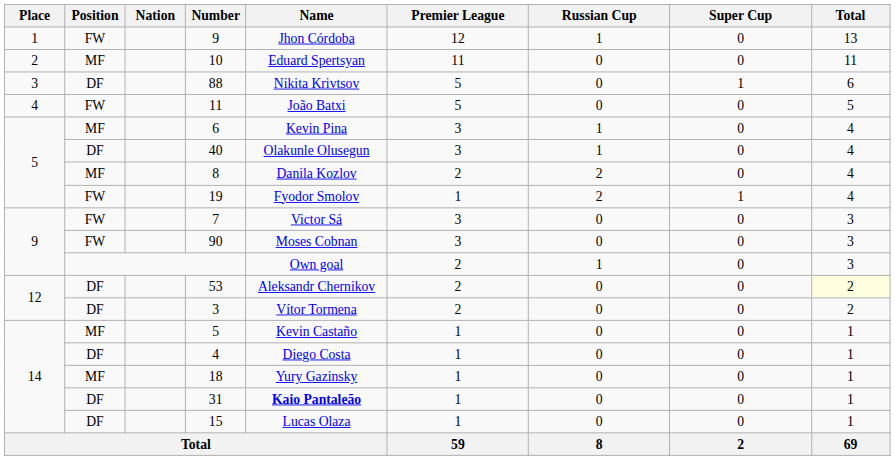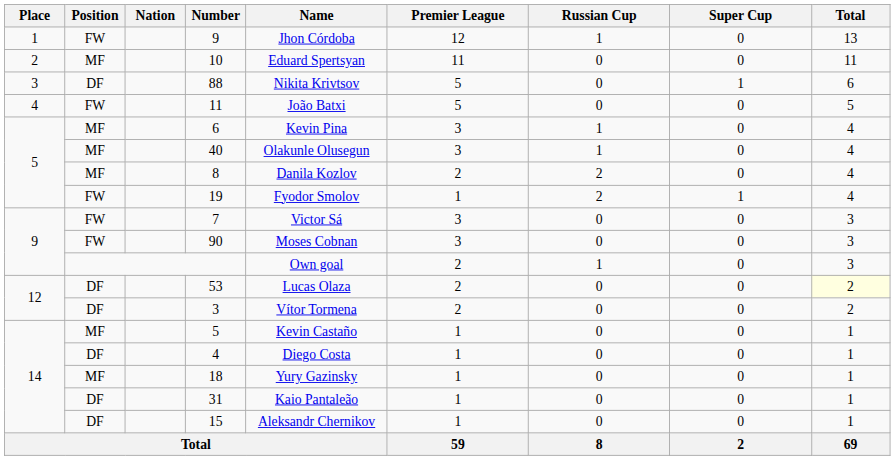(95, 151) DF -> (95, 151) MF
(317, 286) Aleksandr Chernikov -> (317, 286) Lucas Olaza
(317, 399) bold -> (317, 399) normal
(317, 421) Lucas Olaza -> (317, 421) Aleksandr Chernikov
